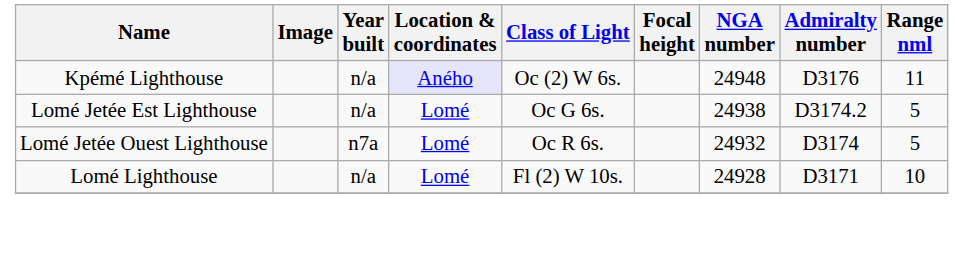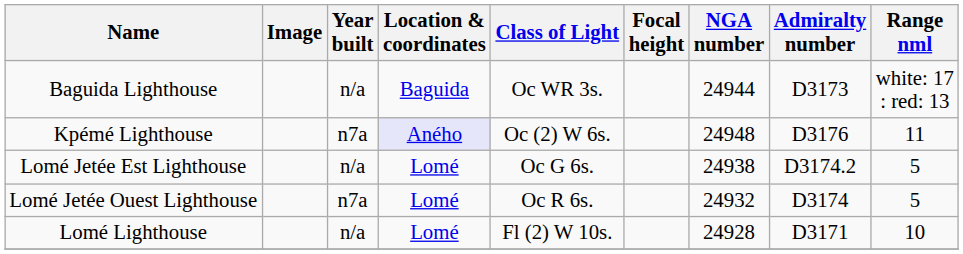+ row: (133, 89)
(363, 77) n/a -> (353, 133) n7a
